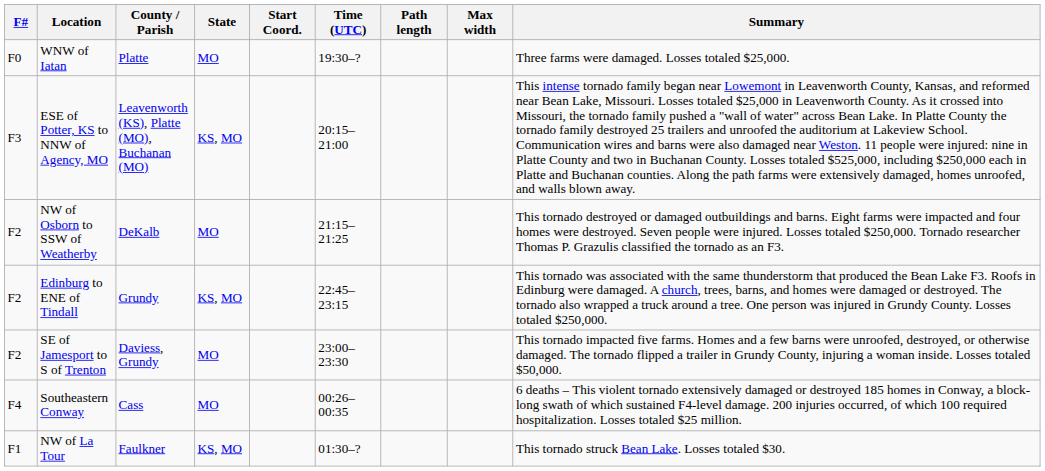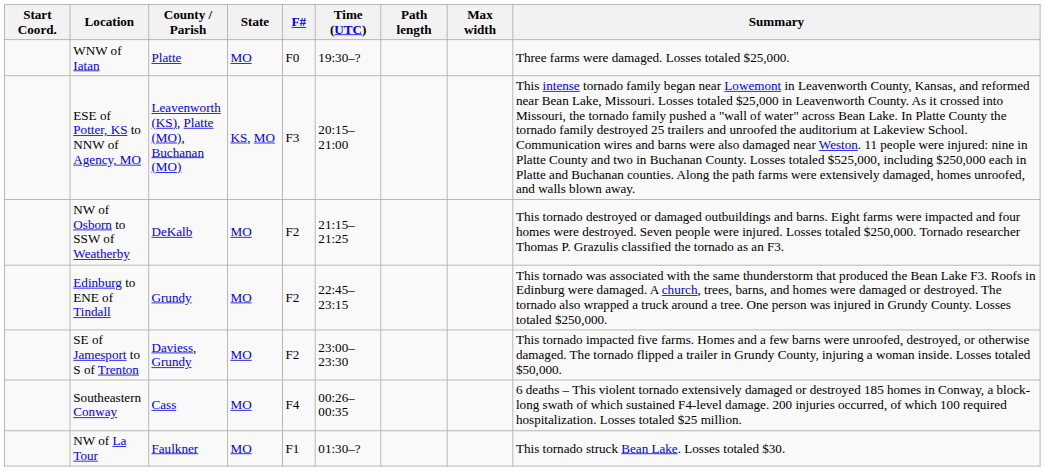columns swapped: (21, 22) <-> (282, 22)
(220, 297) KS, MO -> (241, 297) MO
(220, 448) KS, MO -> (241, 448) MO
